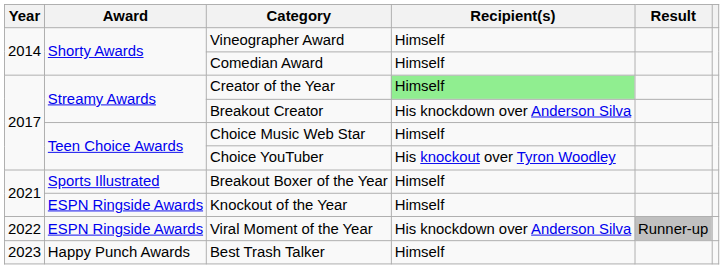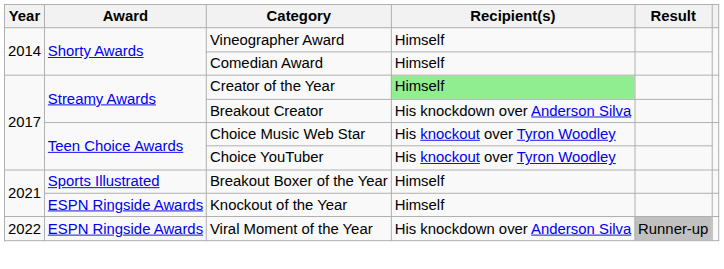(419, 134) Himself -> (505, 134) His knockout over Tyron Woodley
- row: (267, 252)
